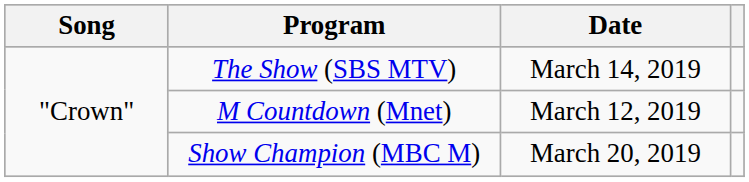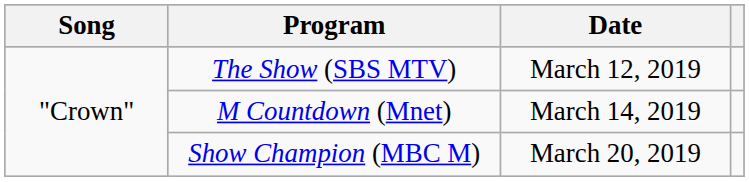(615, 68) March 14, 2019 -> (615, 68) March 12, 2019
(615, 111) March 12, 2019 -> (615, 111) March 14, 2019
